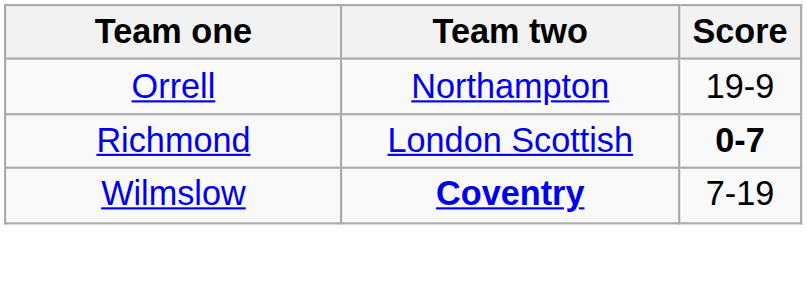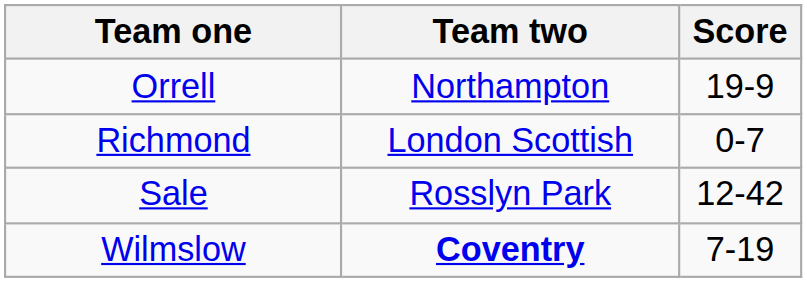(740, 140) bold -> (740, 140) normal
+ row: (173, 194)
